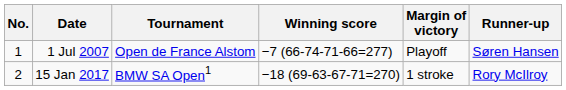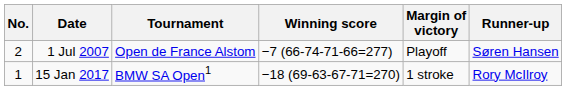(18, 51) 1 -> (18, 51) 2
(18, 74) 2 -> (18, 74) 1
